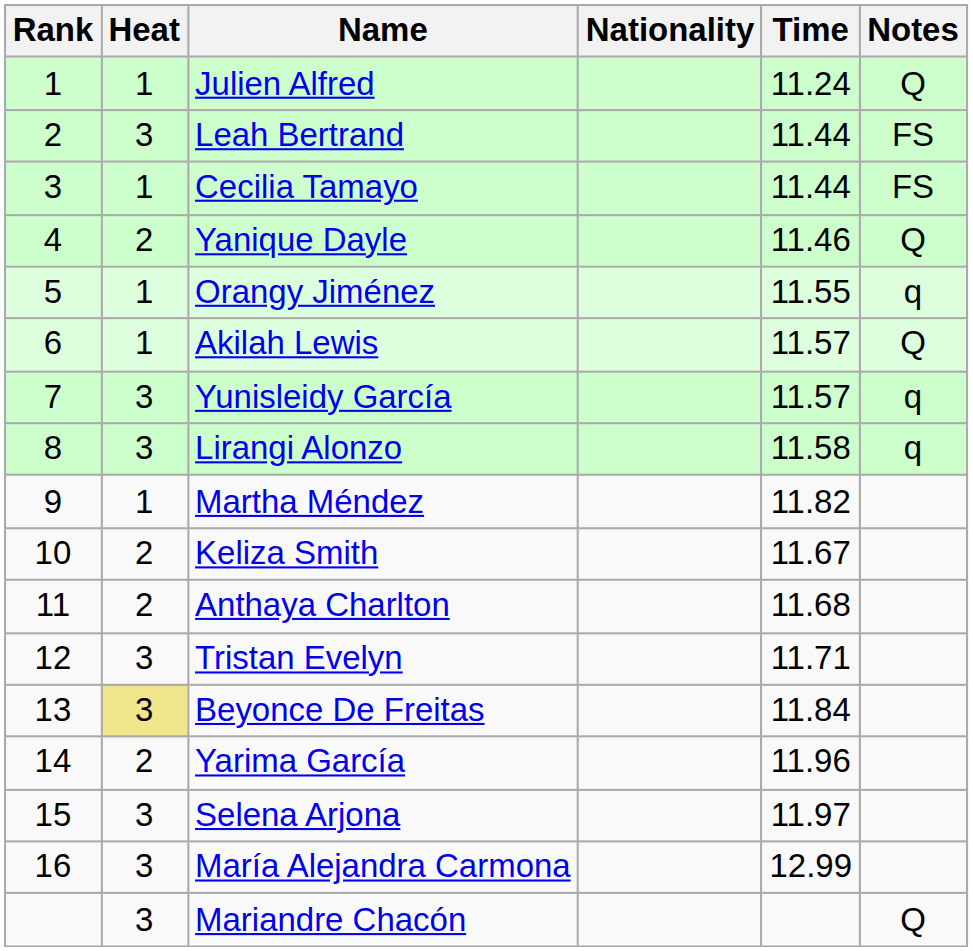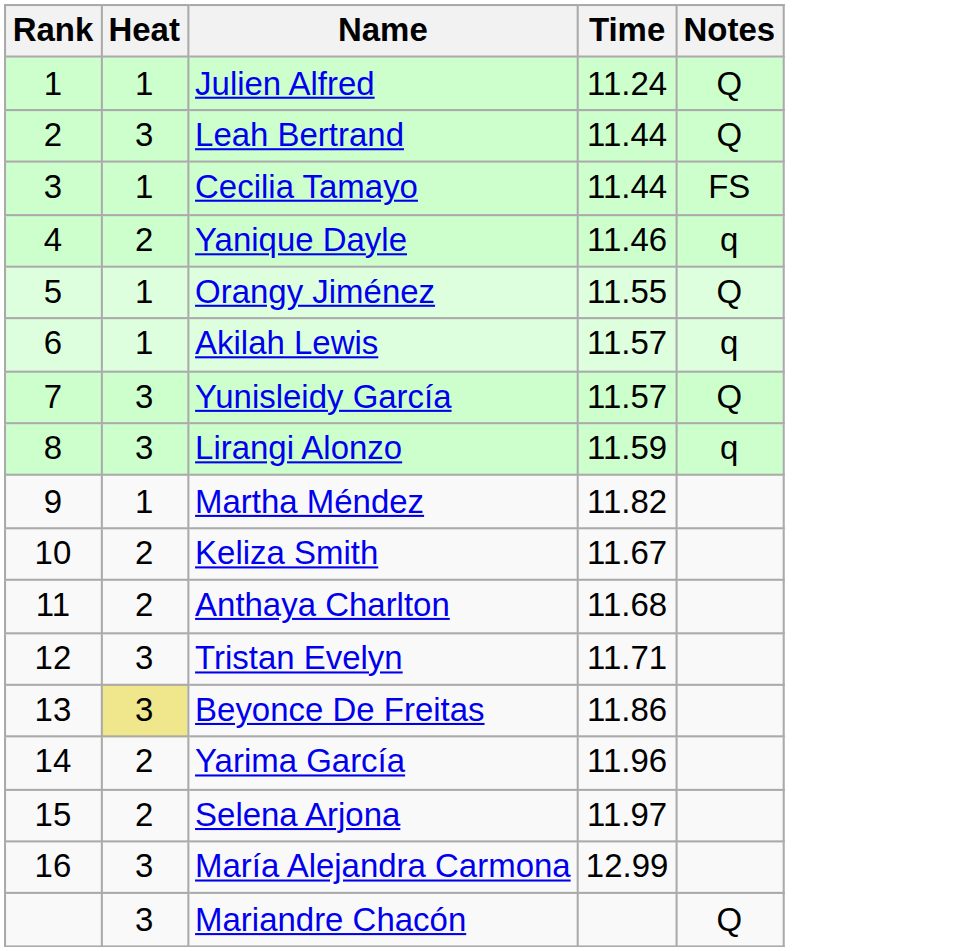- column: (670, 30)
(913, 135) FS -> (729, 135) Q
(913, 239) Q -> (729, 239) q
(913, 291) q -> (729, 291) Q
(913, 344) Q -> (729, 344) q
(913, 396) q -> (729, 396) Q
(811, 448) 11.58 -> (627, 448) 11.59
(811, 710) 11.84 -> (627, 710) 11.86
(144, 814) 3 -> (144, 814) 2
